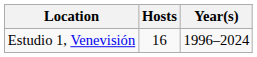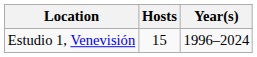(159, 40) 16 -> (159, 40) 15
